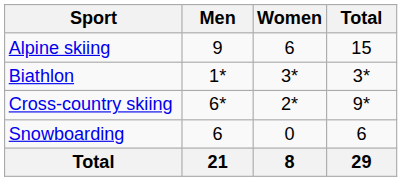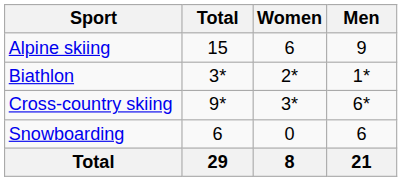columns swapped: (218, 18) <-> (361, 18)
(290, 76) 3* -> (290, 76) 2*
(290, 104) 2* -> (290, 104) 3*
